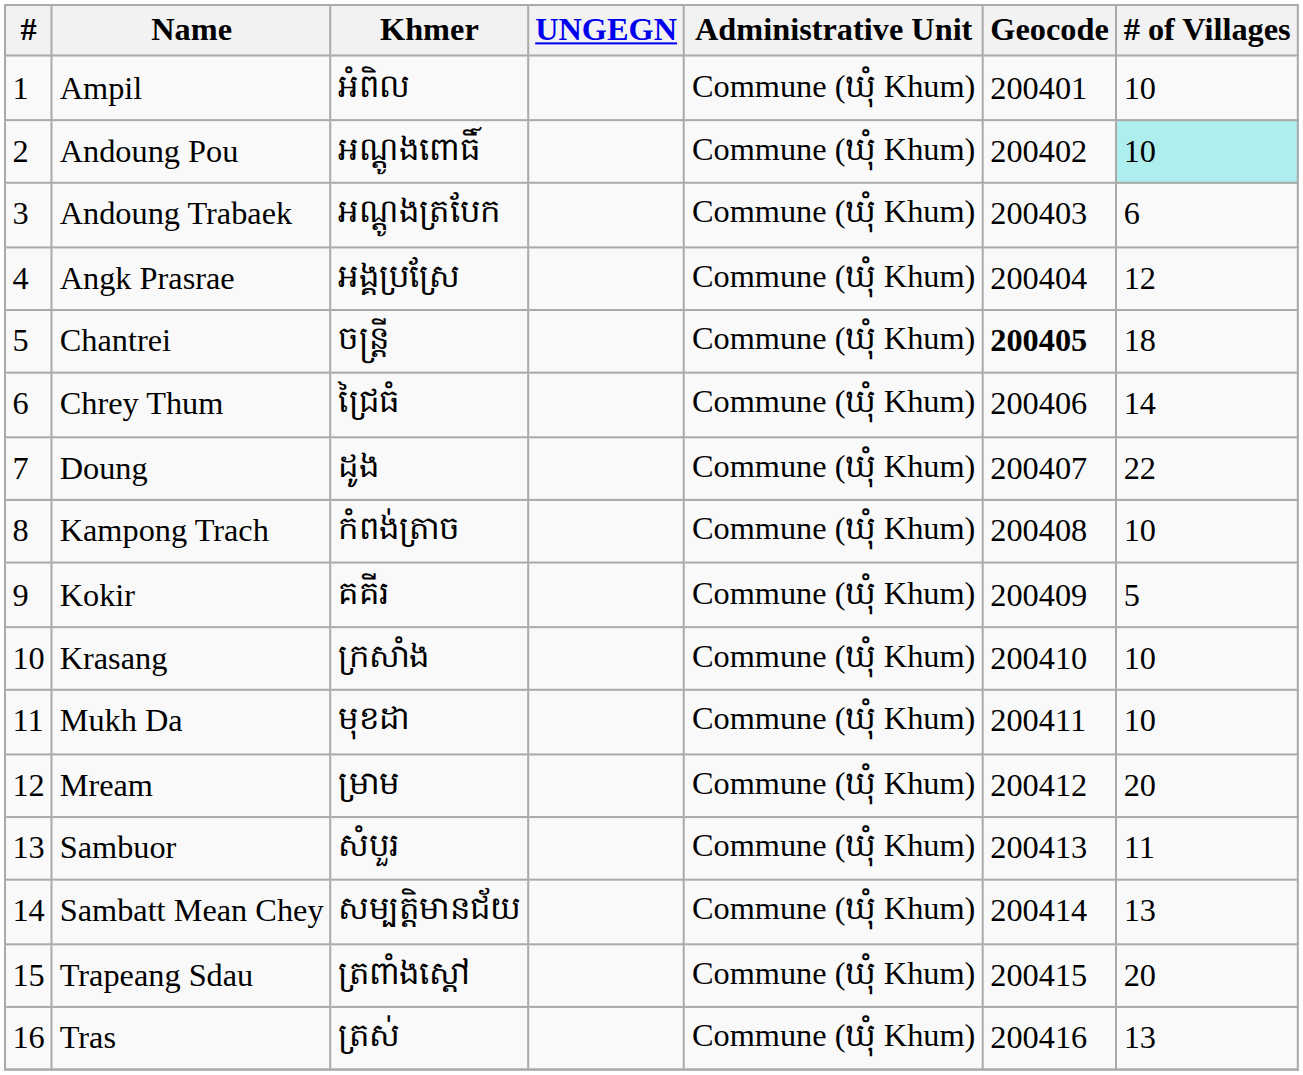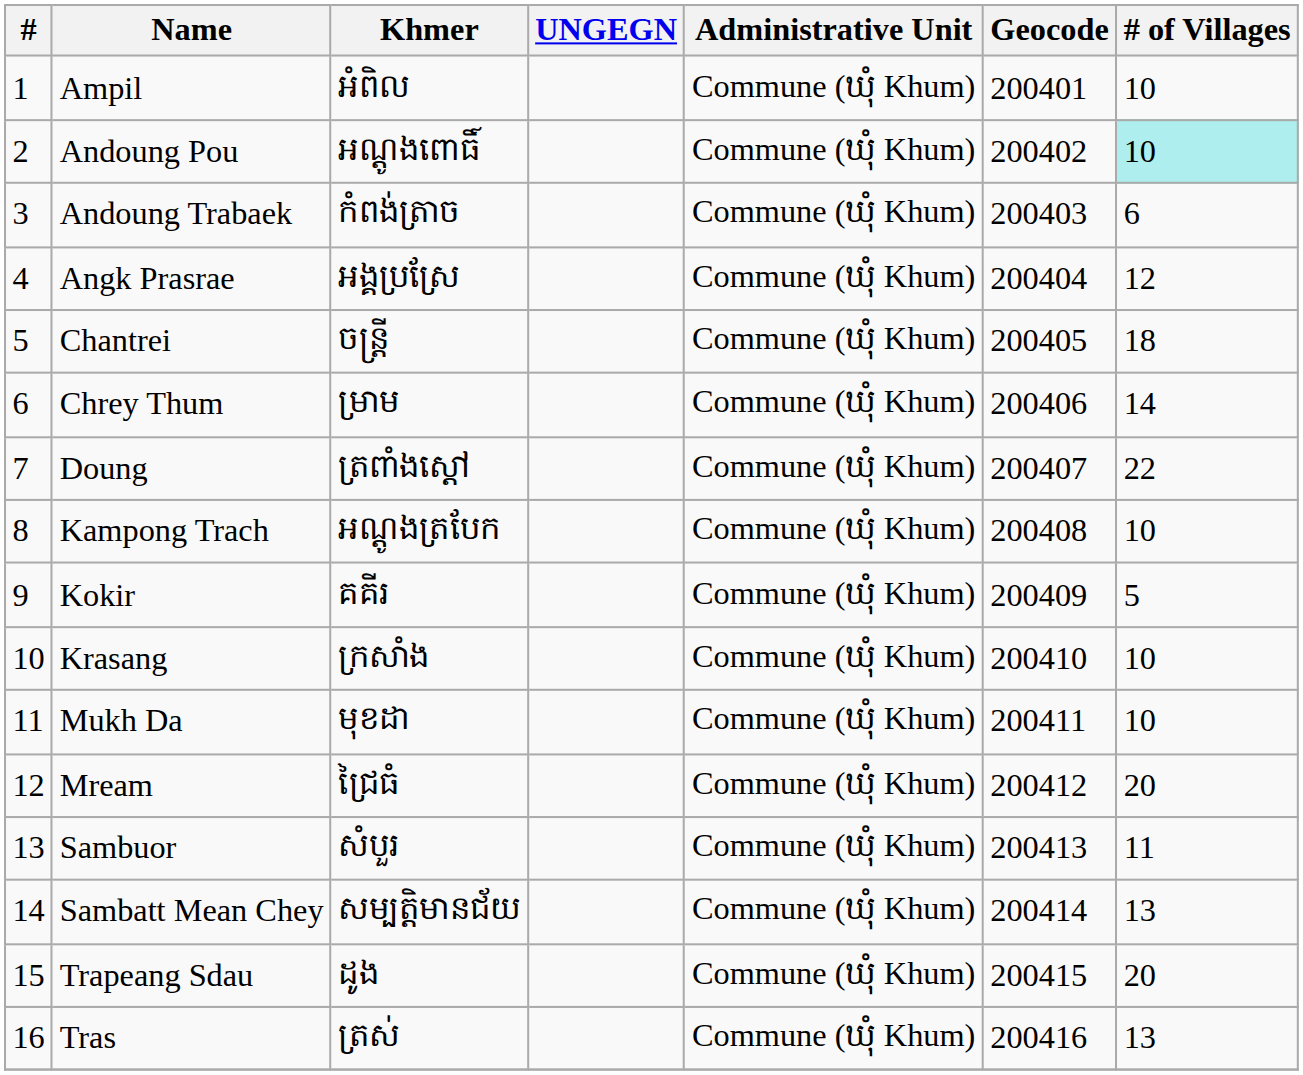(419, 212) អណ្ដូងត្របែក -> (399, 212) កំពង់ត្រាច
(1039, 340) bold -> (1039, 340) normal
(369, 402) ជ្រៃធំ -> (369, 402) ម្រាម
(359, 465) ដូង -> (404, 465) ត្រពាំងស្ដៅ
(399, 529) កំពង់ត្រាច -> (419, 529) អណ្ដូងត្របែក
(369, 782) ម្រាម -> (369, 782) ជ្រៃធំ
(404, 972) ត្រពាំងស្ដៅ -> (359, 972) ដូង
